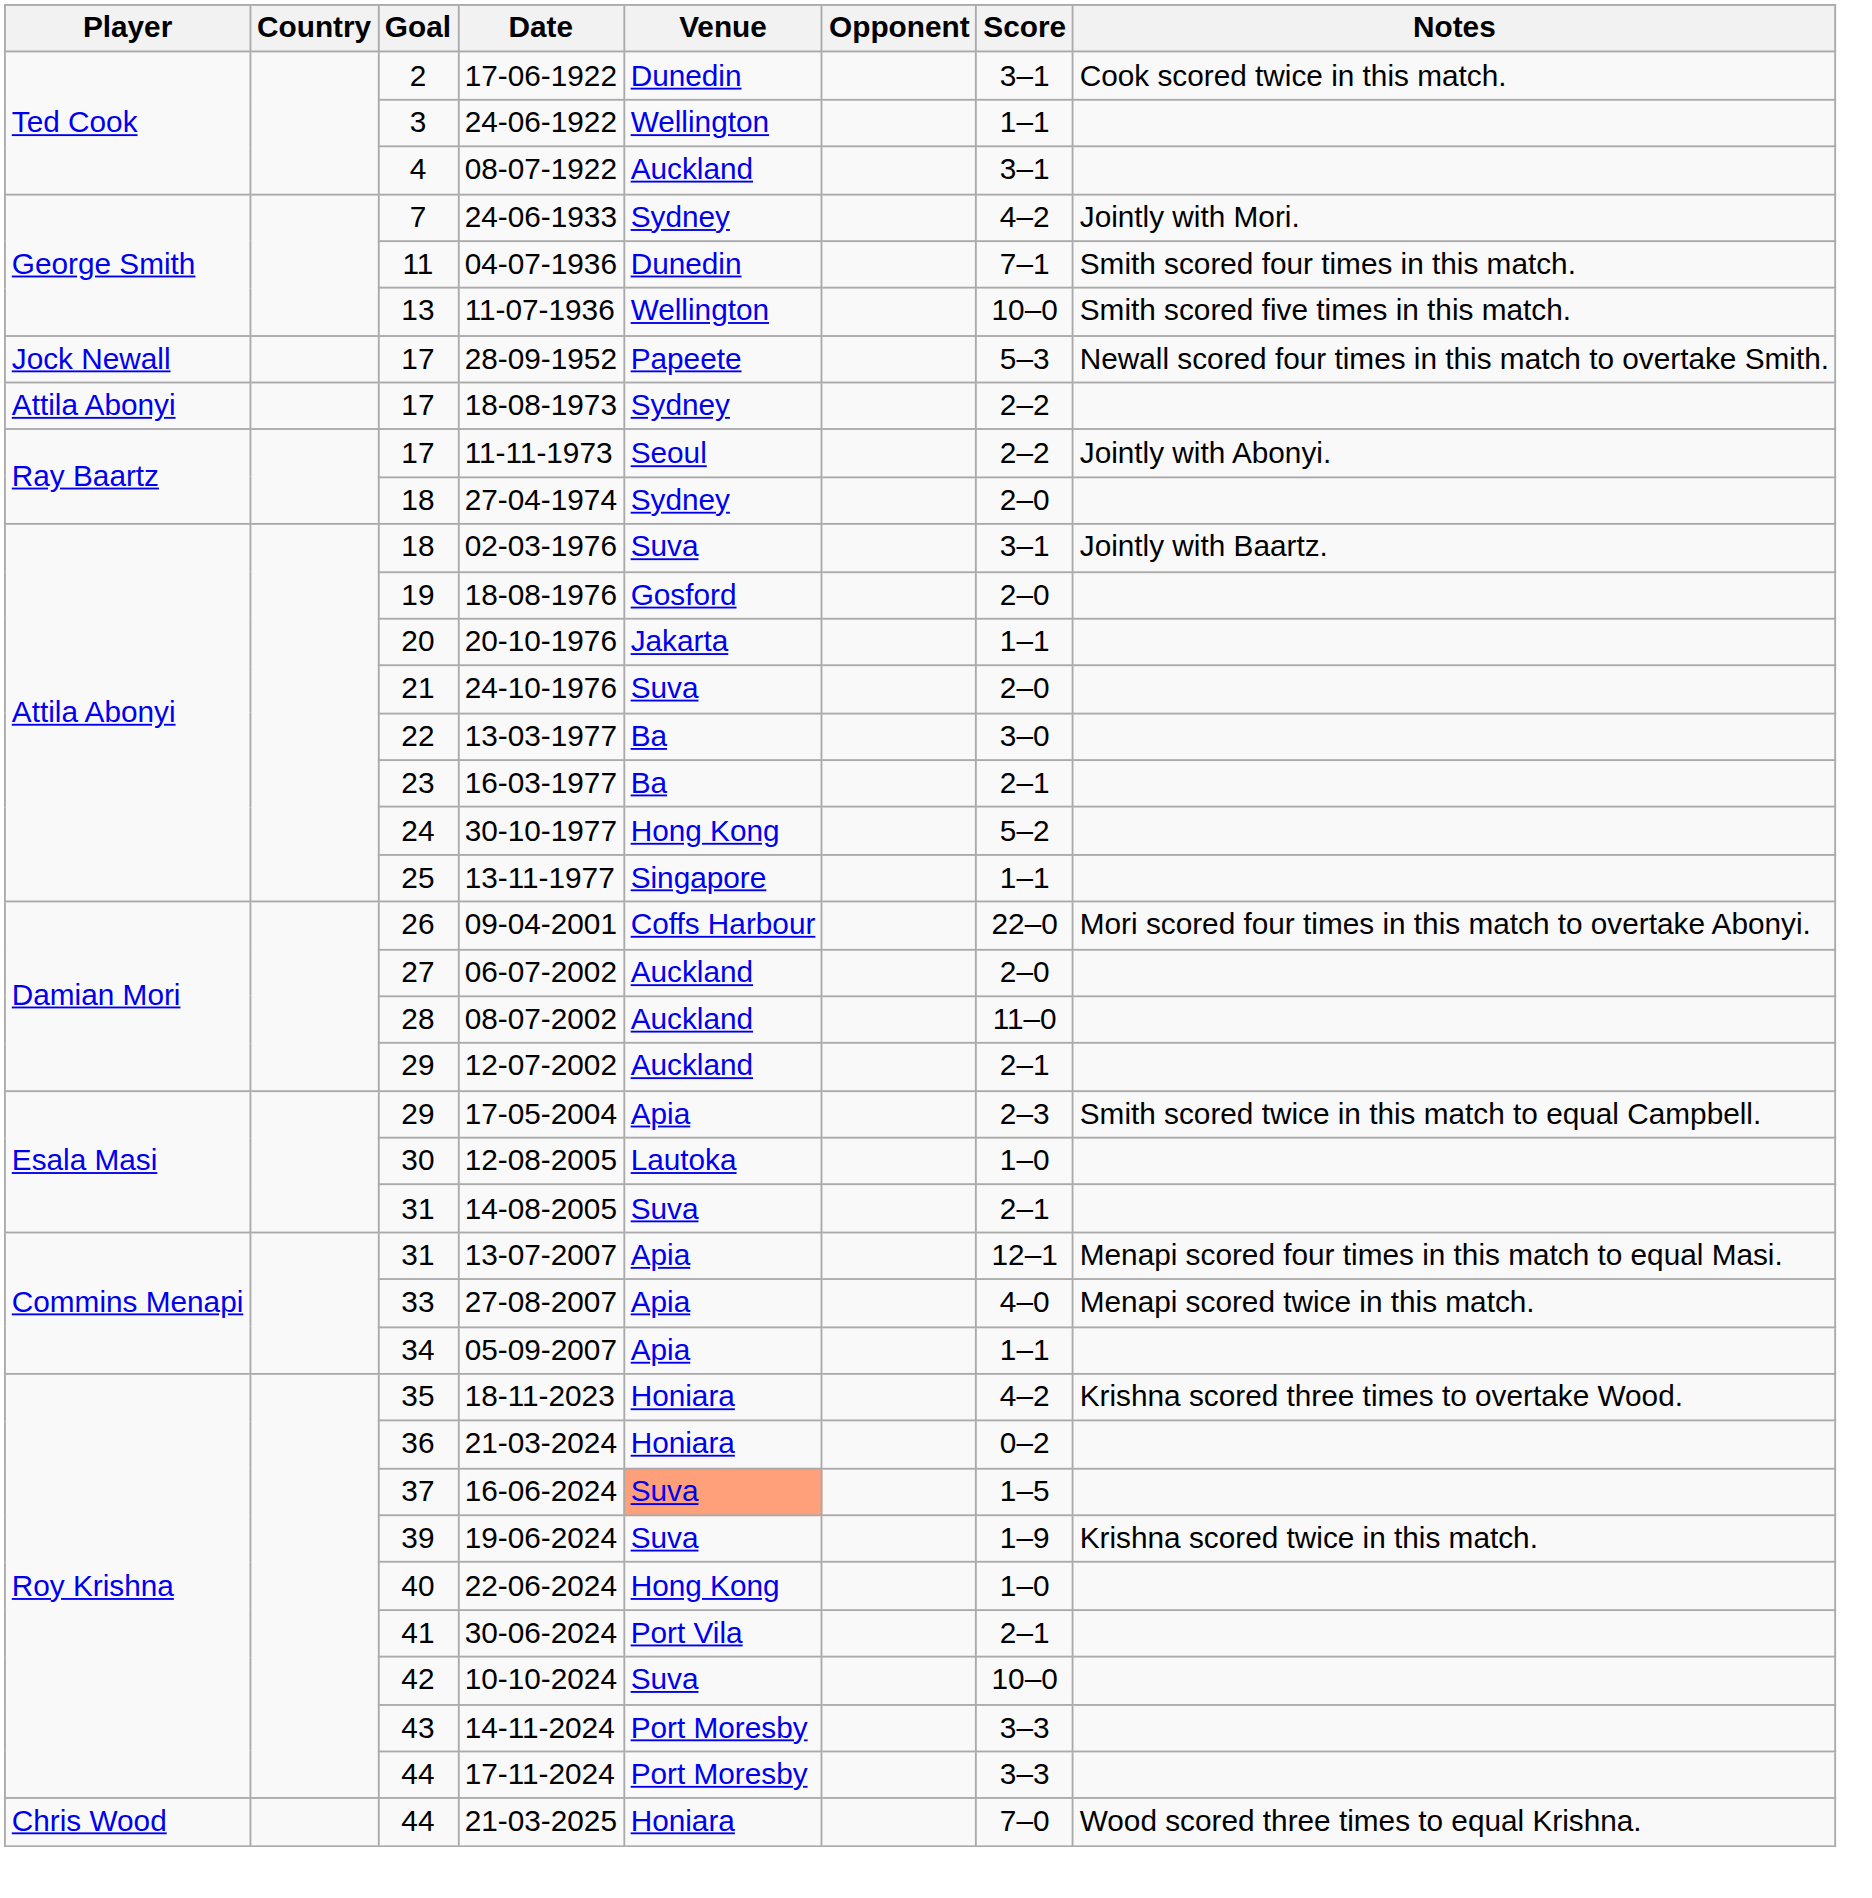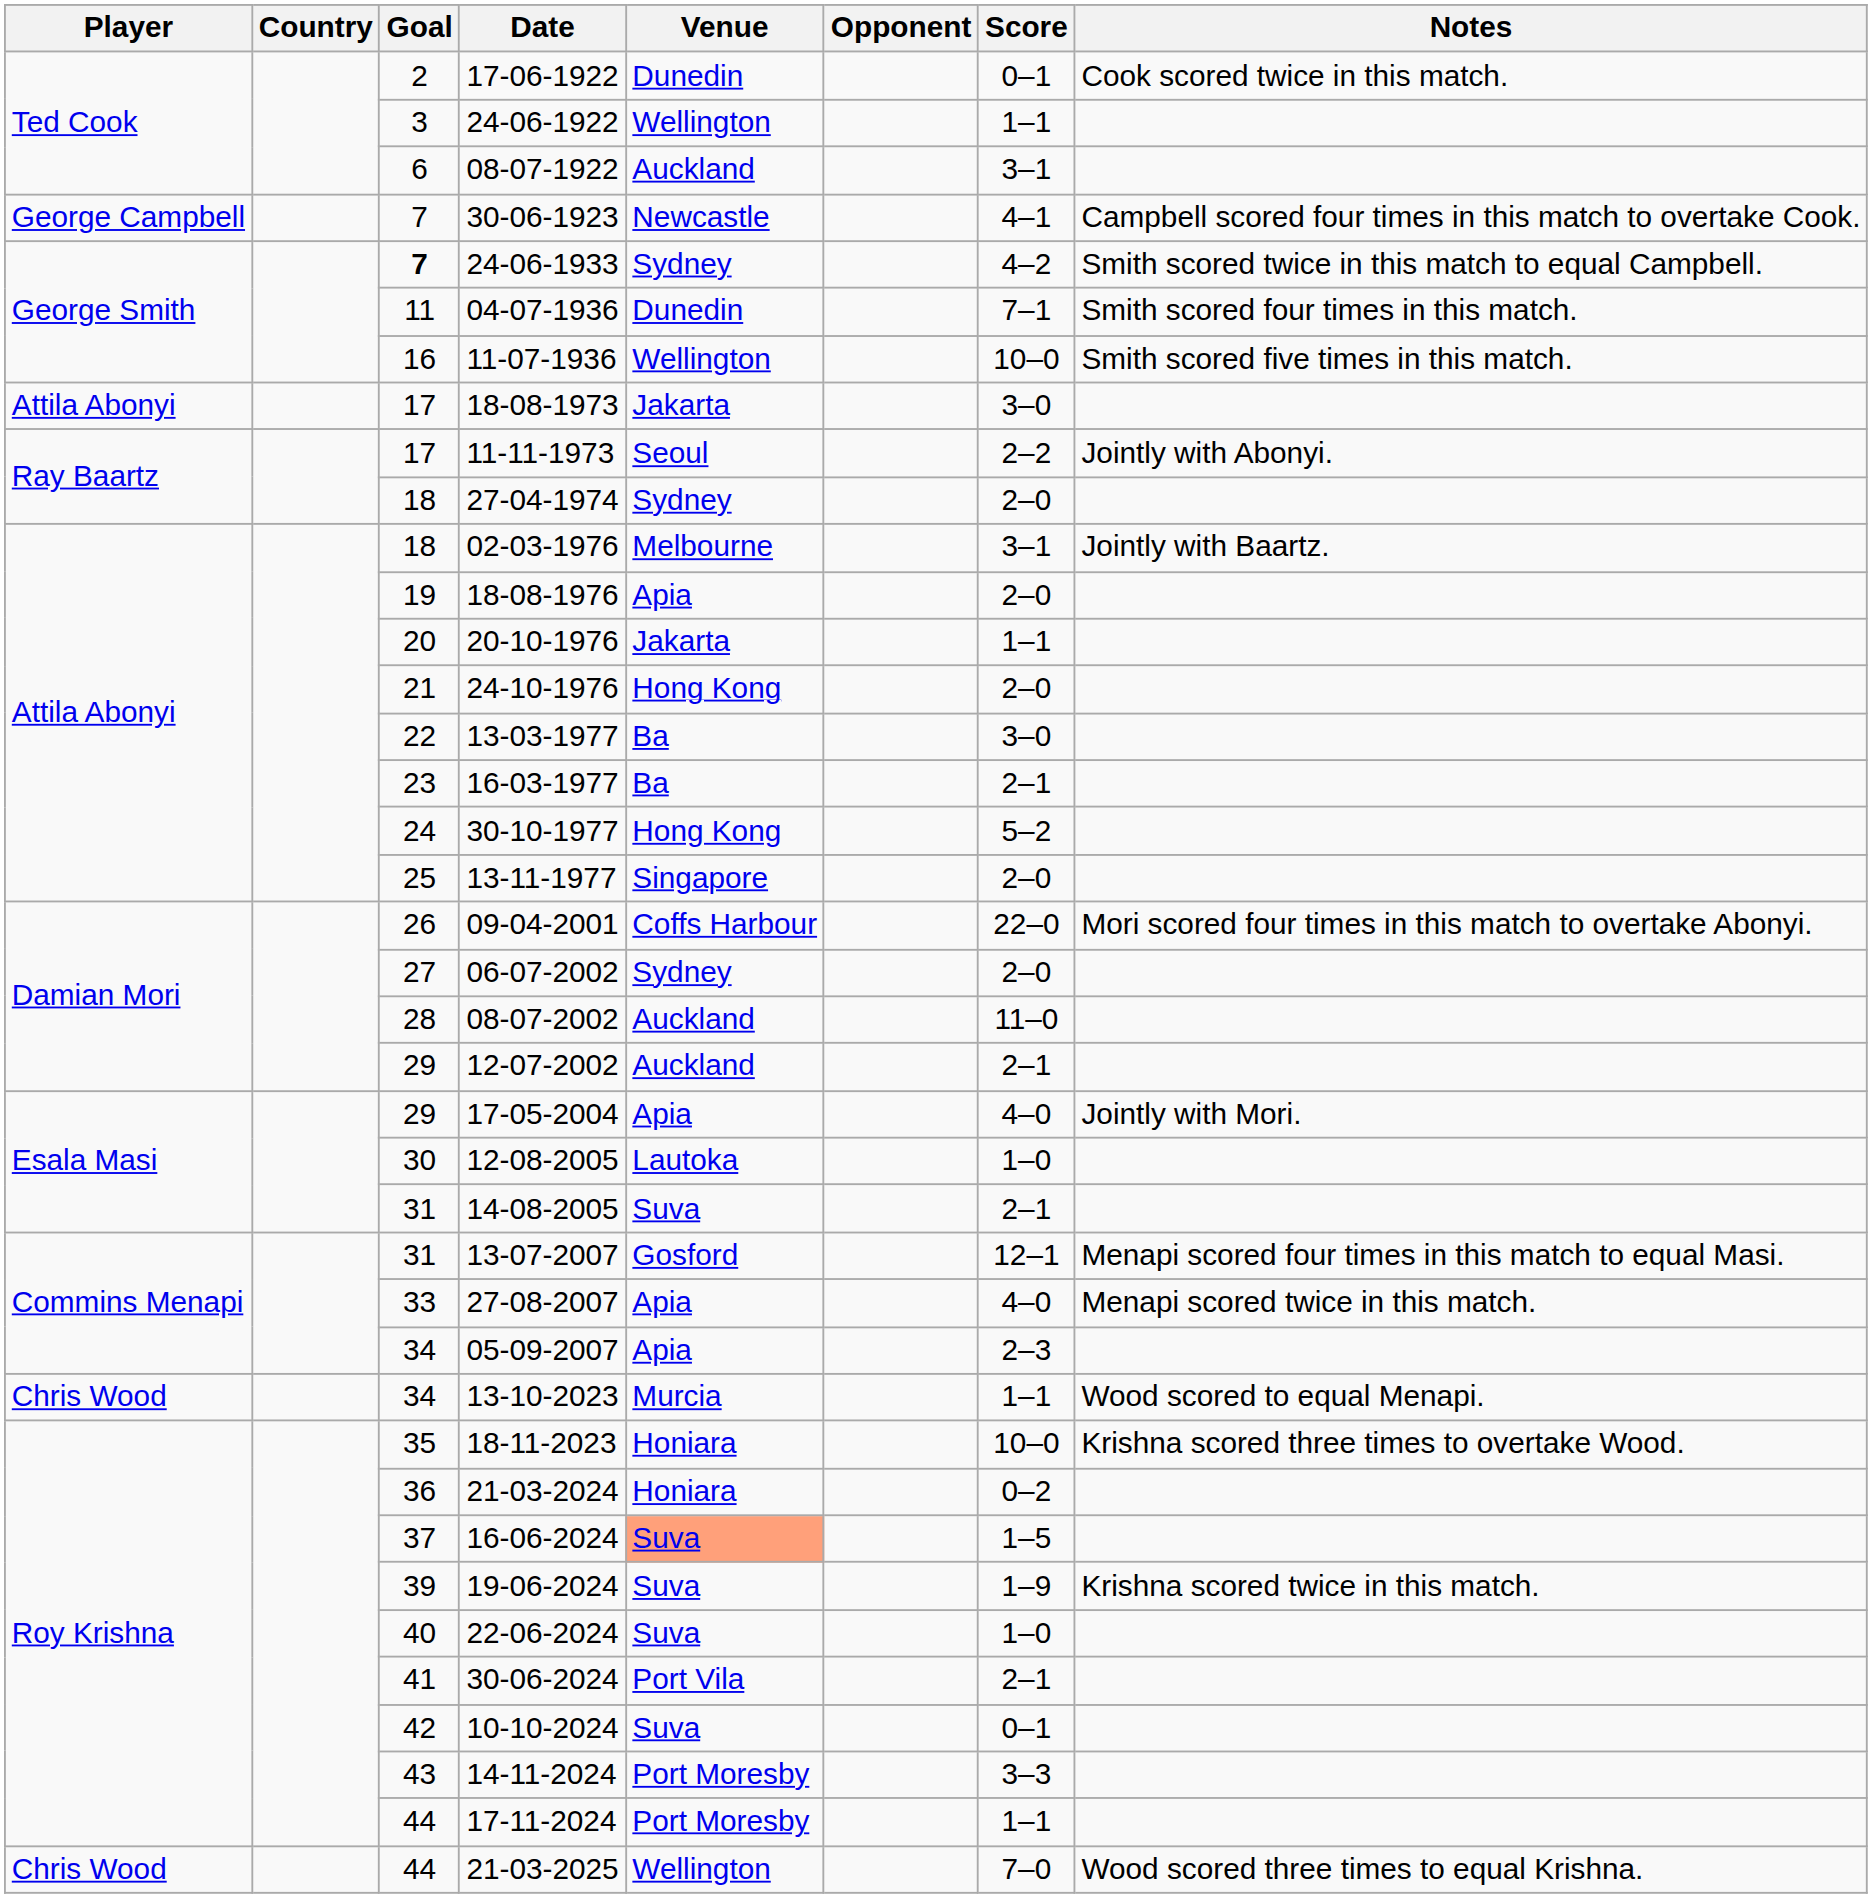(1025, 75) 3–1 -> (1026, 75) 0–1
(418, 169) 4 -> (420, 169) 6
+ row: (543, 216)
(418, 216) normal -> (420, 264) bold
(1190, 216) Jointly with Mori. -> (1422, 264) Smith scored twice in this match to equal Campbell.
(418, 311) 13 -> (420, 358) 16
- row: (541, 358)
(680, 405) Sydney -> (681, 405) Jakarta
(1025, 405) 2–2 -> (1026, 405) 3–0
(665, 547) Suva -> (703, 547) Melbourne
(684, 594) Gosford -> (662, 594) Apia
(665, 688) Suva -> (707, 688) Hong Kong
(1025, 877) 1–1 -> (1026, 877) 2–0
(692, 972) Auckland -> (682, 972) Sydney
(1025, 1113) 2–3 -> (1026, 1113) 4–0
(1420, 1113) Smith scored twice in this match to equal Campbell. -> (1191, 1113) Jointly with Mori.
(660, 1255) Apia -> (685, 1255) Gosford
(1025, 1349) 1–1 -> (1026, 1349) 2–3
+ row: (543, 1396)
(1025, 1396) 4–2 -> (1026, 1444) 10–0
(705, 1585) Hong Kong -> (666, 1632) Suva
(1025, 1680) 10–0 -> (1026, 1727) 0–1
(1025, 1774) 3–3 -> (1026, 1821) 1–1
(683, 1821) Honiara -> (702, 1868) Wellington
